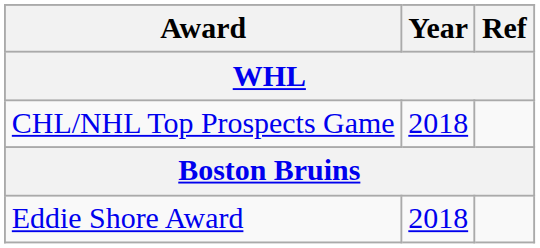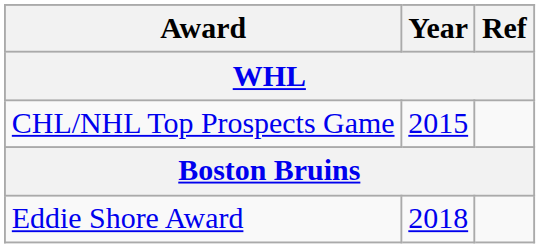(438, 123) 2018 -> (438, 123) 2015
